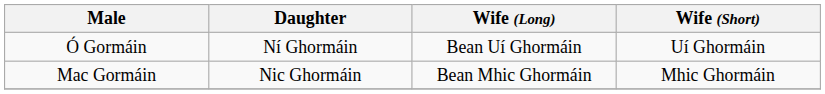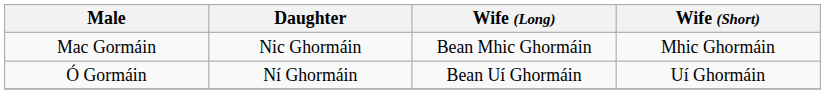rows swapped: (106, 74) <-> (106, 46)
